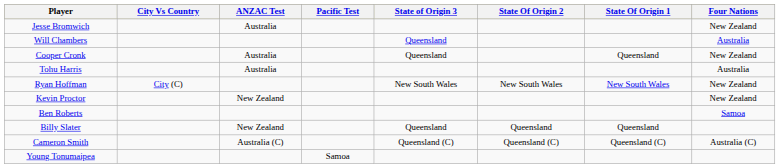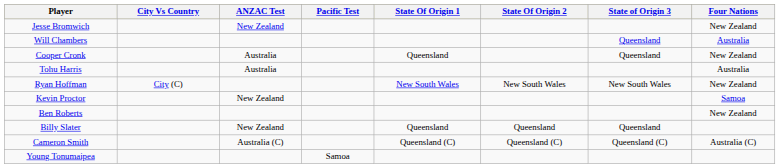columns swapped: (638, 12) <-> (426, 12)
(260, 26) Australia -> (260, 26) New Zealand
(733, 99) New Zealand -> (733, 99) Samoa
(733, 113) Samoa -> (733, 113) New Zealand
